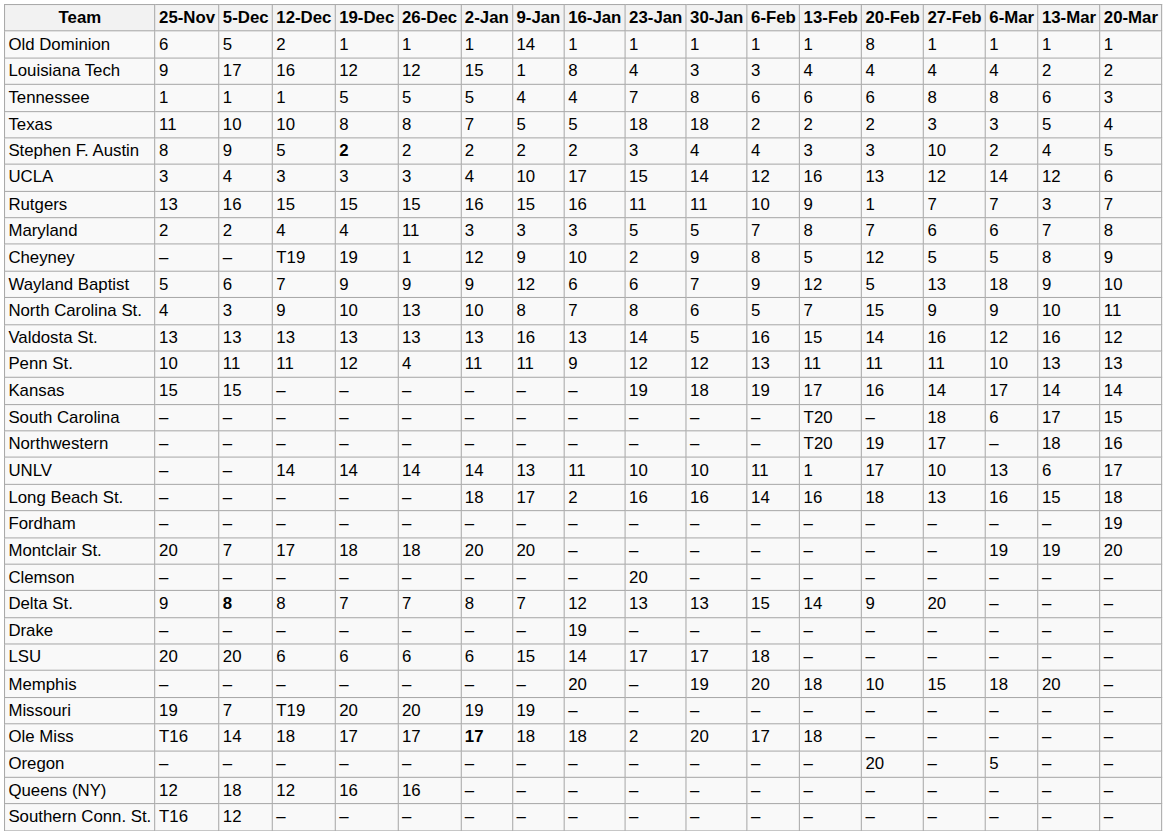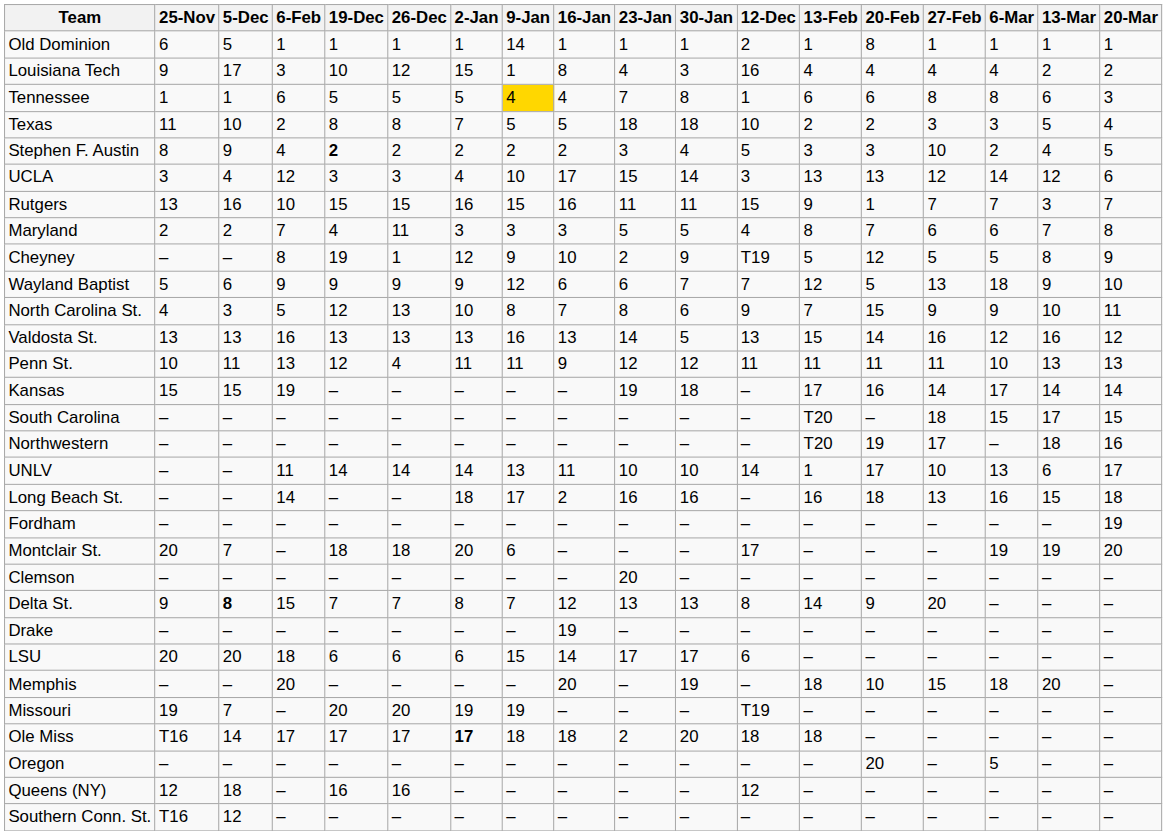columns swapped: (304, 17) <-> (773, 17)
(349, 71) 12 -> (338, 71) 10
(521, 97) no background -> (511, 97) gold background
(813, 177) 16 -> (813, 177) 13
(349, 310) 10 -> (338, 310) 12
(994, 417) 6 -> (999, 417) 15
(526, 550) 20 -> (511, 550) 6
